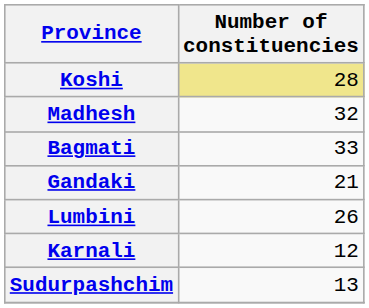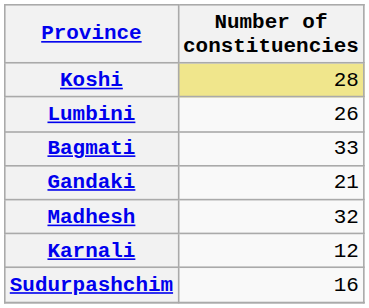rows swapped: (91, 114) <-> (91, 217)
(346, 285) 13 -> (346, 285) 16
